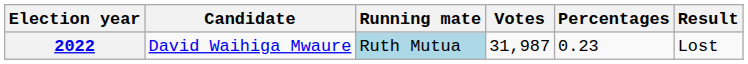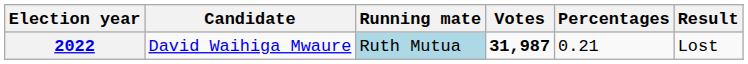(520, 46) normal -> (520, 46) bold
(578, 46) 0.23 -> (578, 46) 0.21
